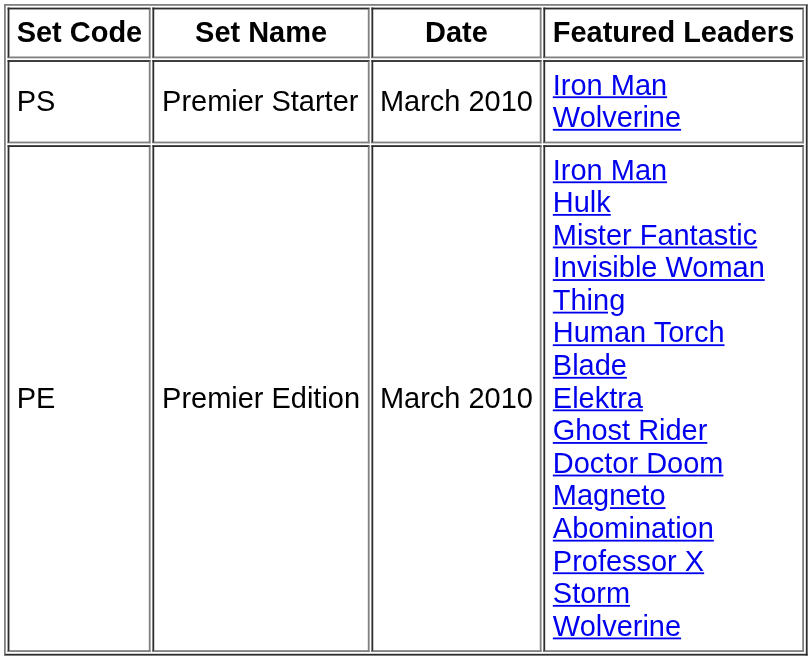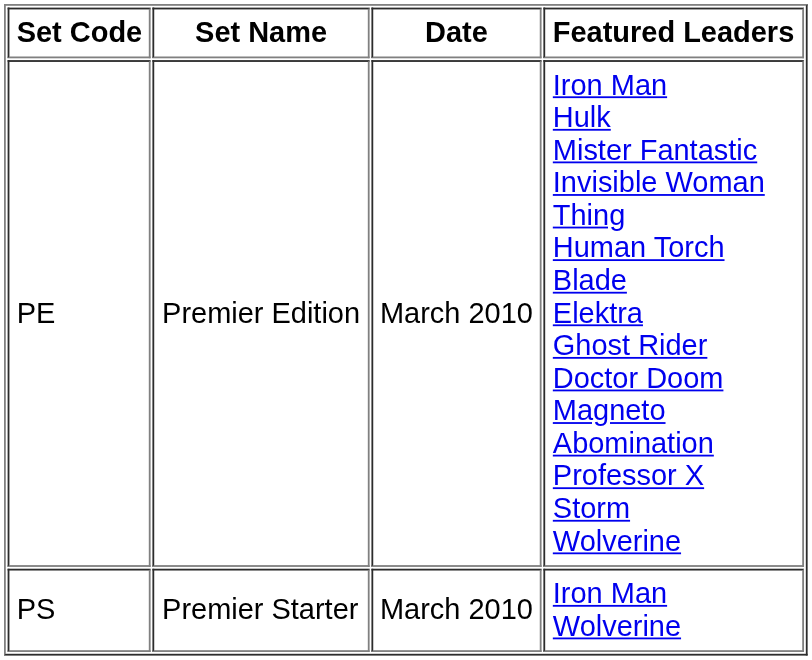rows swapped: (36, 398) <-> (36, 101)
